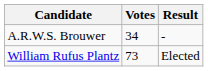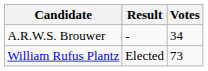columns swapped: (140, 14) <-> (180, 14)
